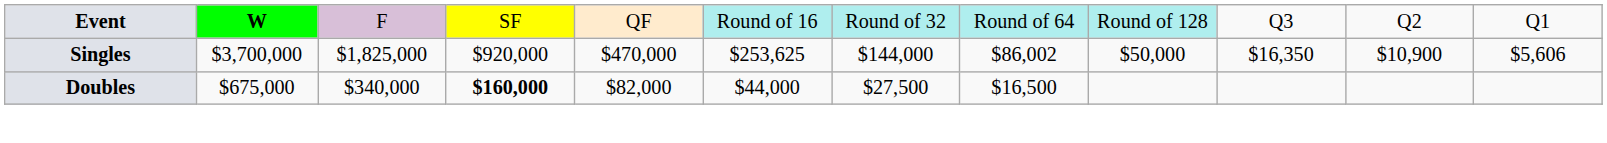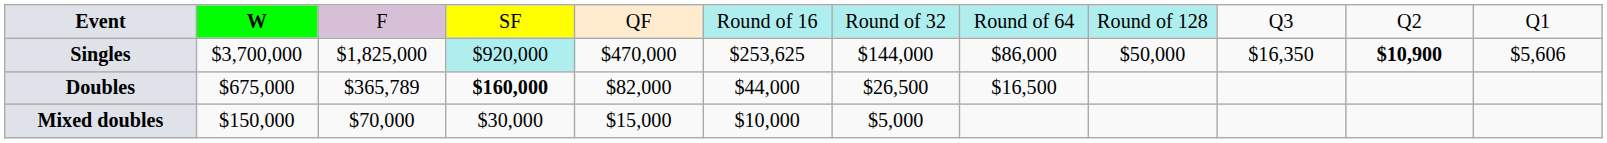(510, 54) no background -> (510, 54) paleturquoise background
(1024, 54) $86,002 -> (1024, 54) $86,000
(1409, 54) normal -> (1409, 54) bold
(382, 88) $340,000 -> (382, 88) $365,789
(896, 88) $27,500 -> (896, 88) $26,500
+ row: (100, 121)
